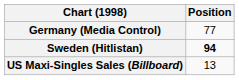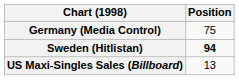(210, 30) 77 -> (210, 30) 75
